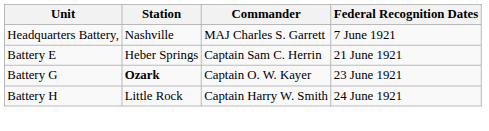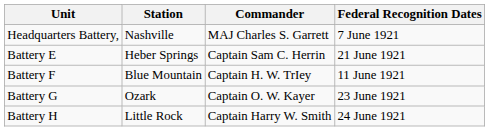+ row: (31, 75)
(142, 75) bold -> (140, 95) normal
